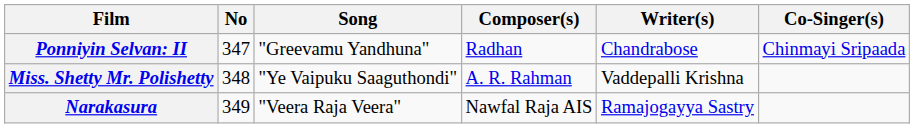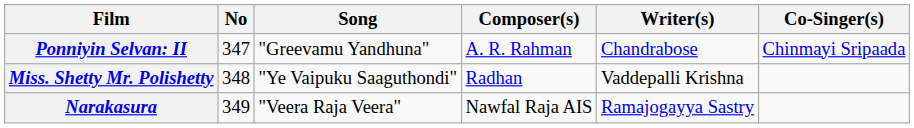(494, 48) Radhan -> (519, 48) A. R. Rahman
(519, 78) A. R. Rahman -> (494, 78) Radhan
